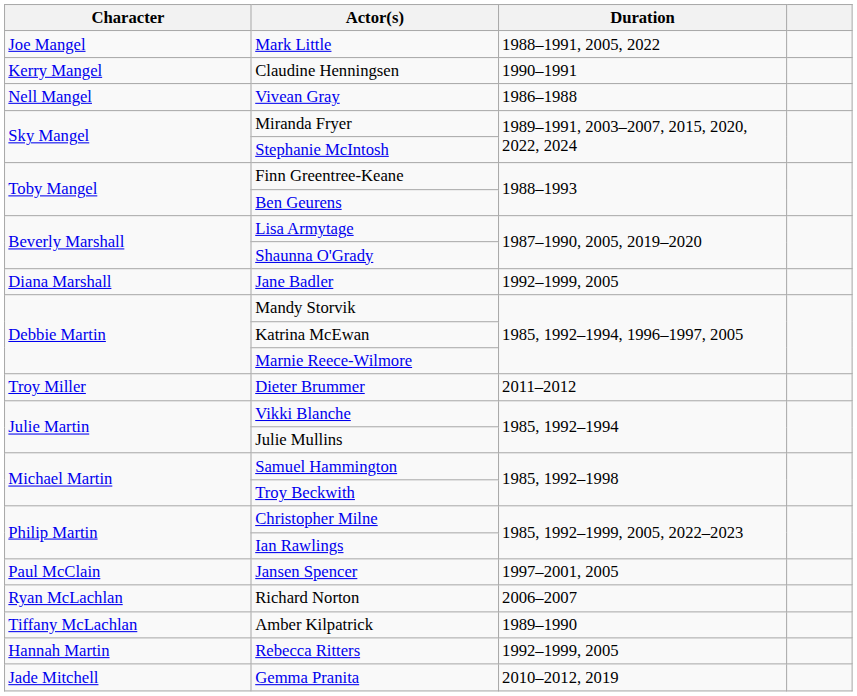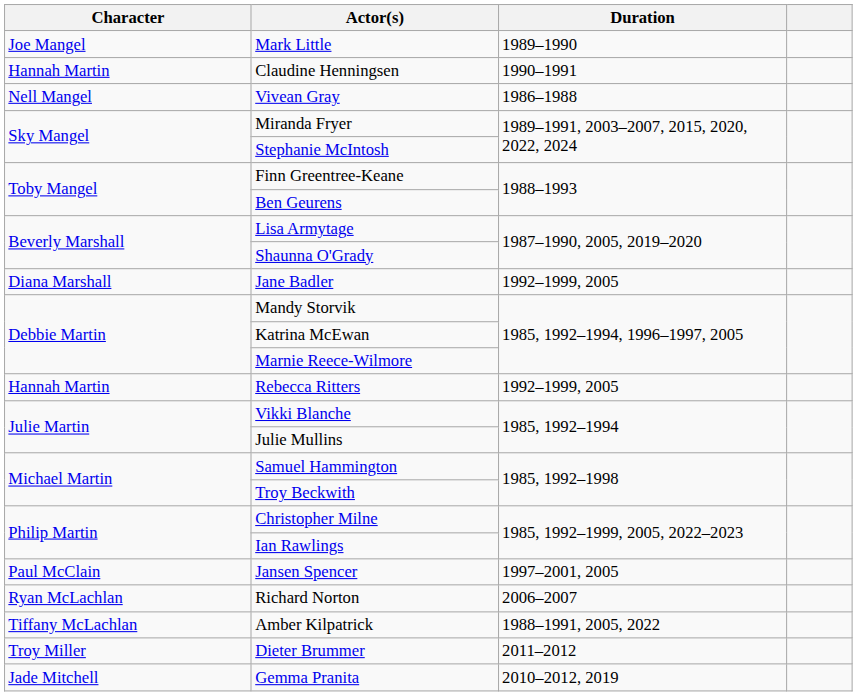(581, 44) 1988–1991, 2005, 2022 -> (540, 44) 1989–1990
(55, 70) Kerry Mangel -> (59, 70) Hannah Martin
rows swapped: (308, 651) <-> (310, 387)
(540, 624) 1989–1990 -> (581, 624) 1988–1991, 2005, 2022
